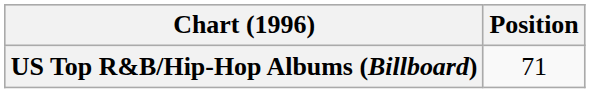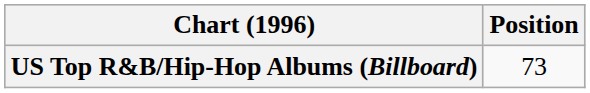(534, 66) 71 -> (534, 66) 73
